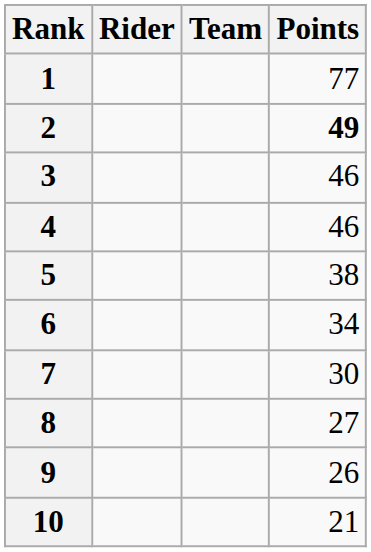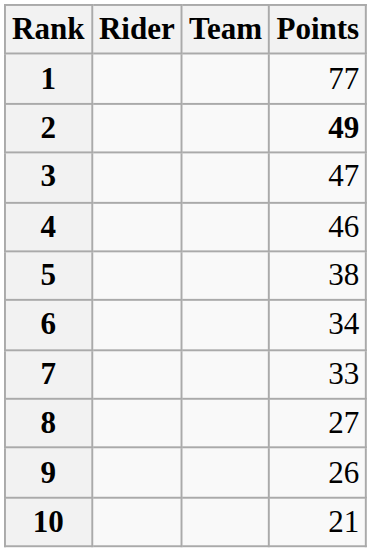(344, 176) 46 -> (344, 176) 47
(344, 373) 30 -> (344, 373) 33
